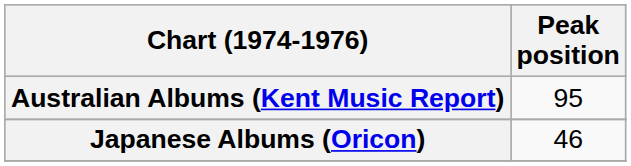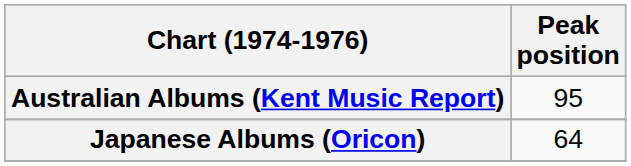(568, 139) 46 -> (568, 139) 64
